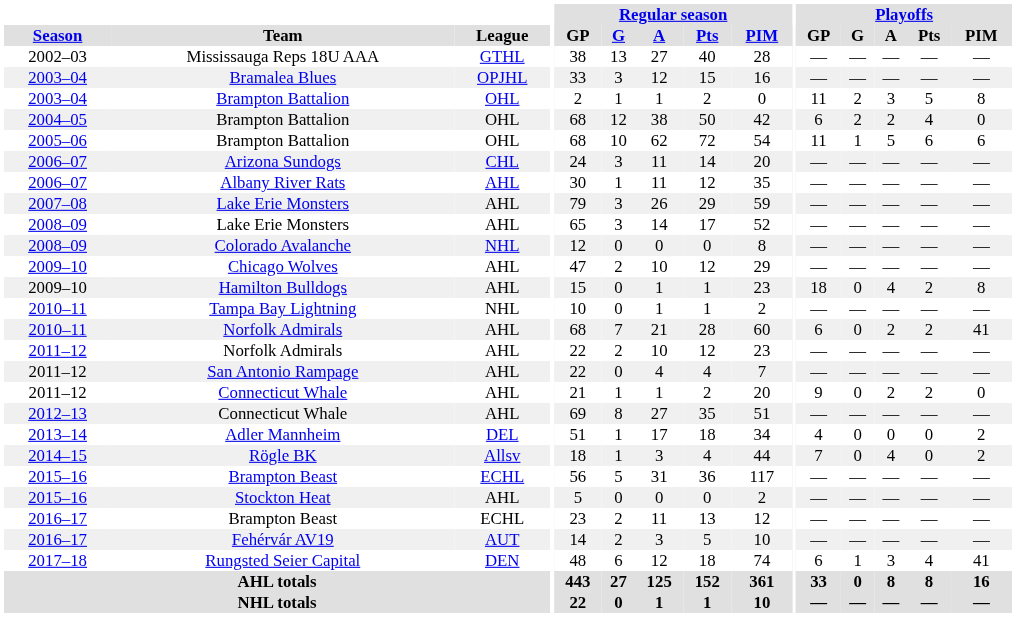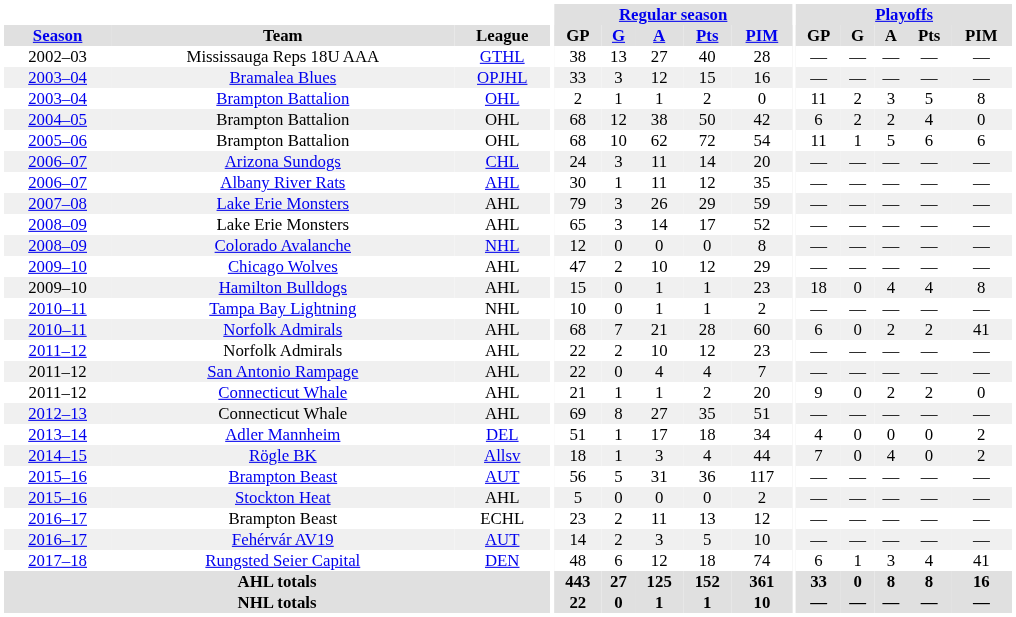(929, 287) 2 -> (929, 287) 4
(502, 476) ECHL -> (502, 476) AUT
